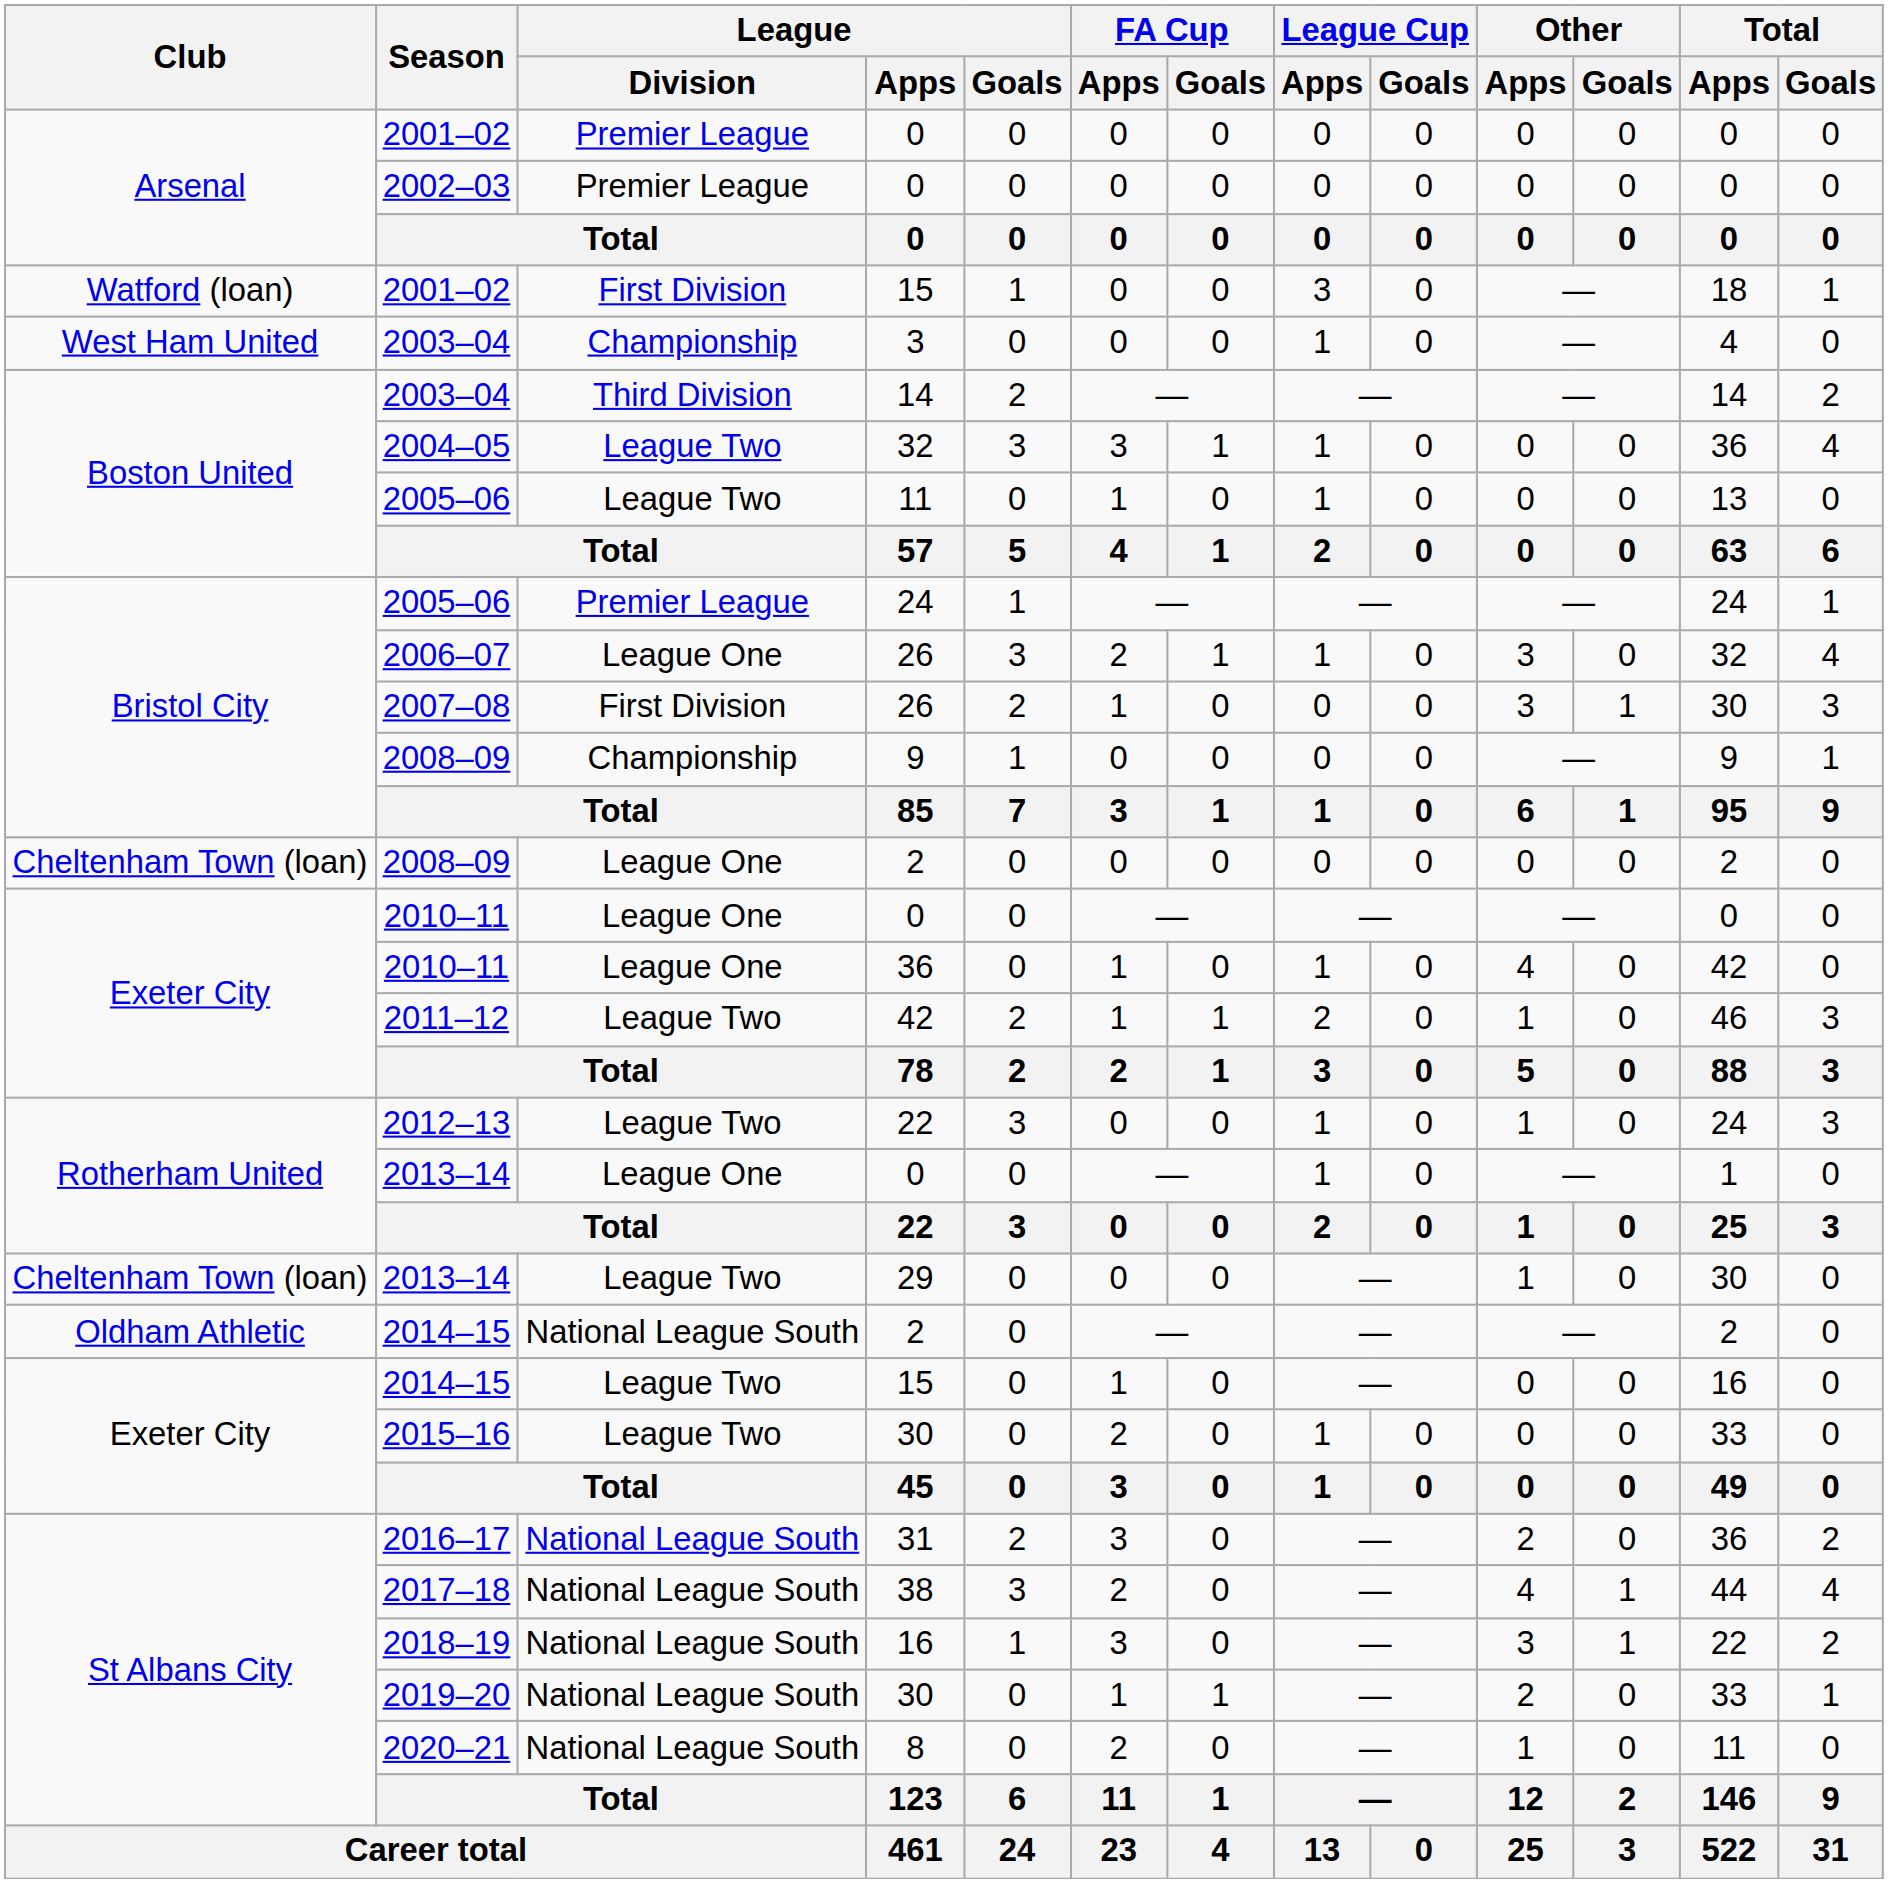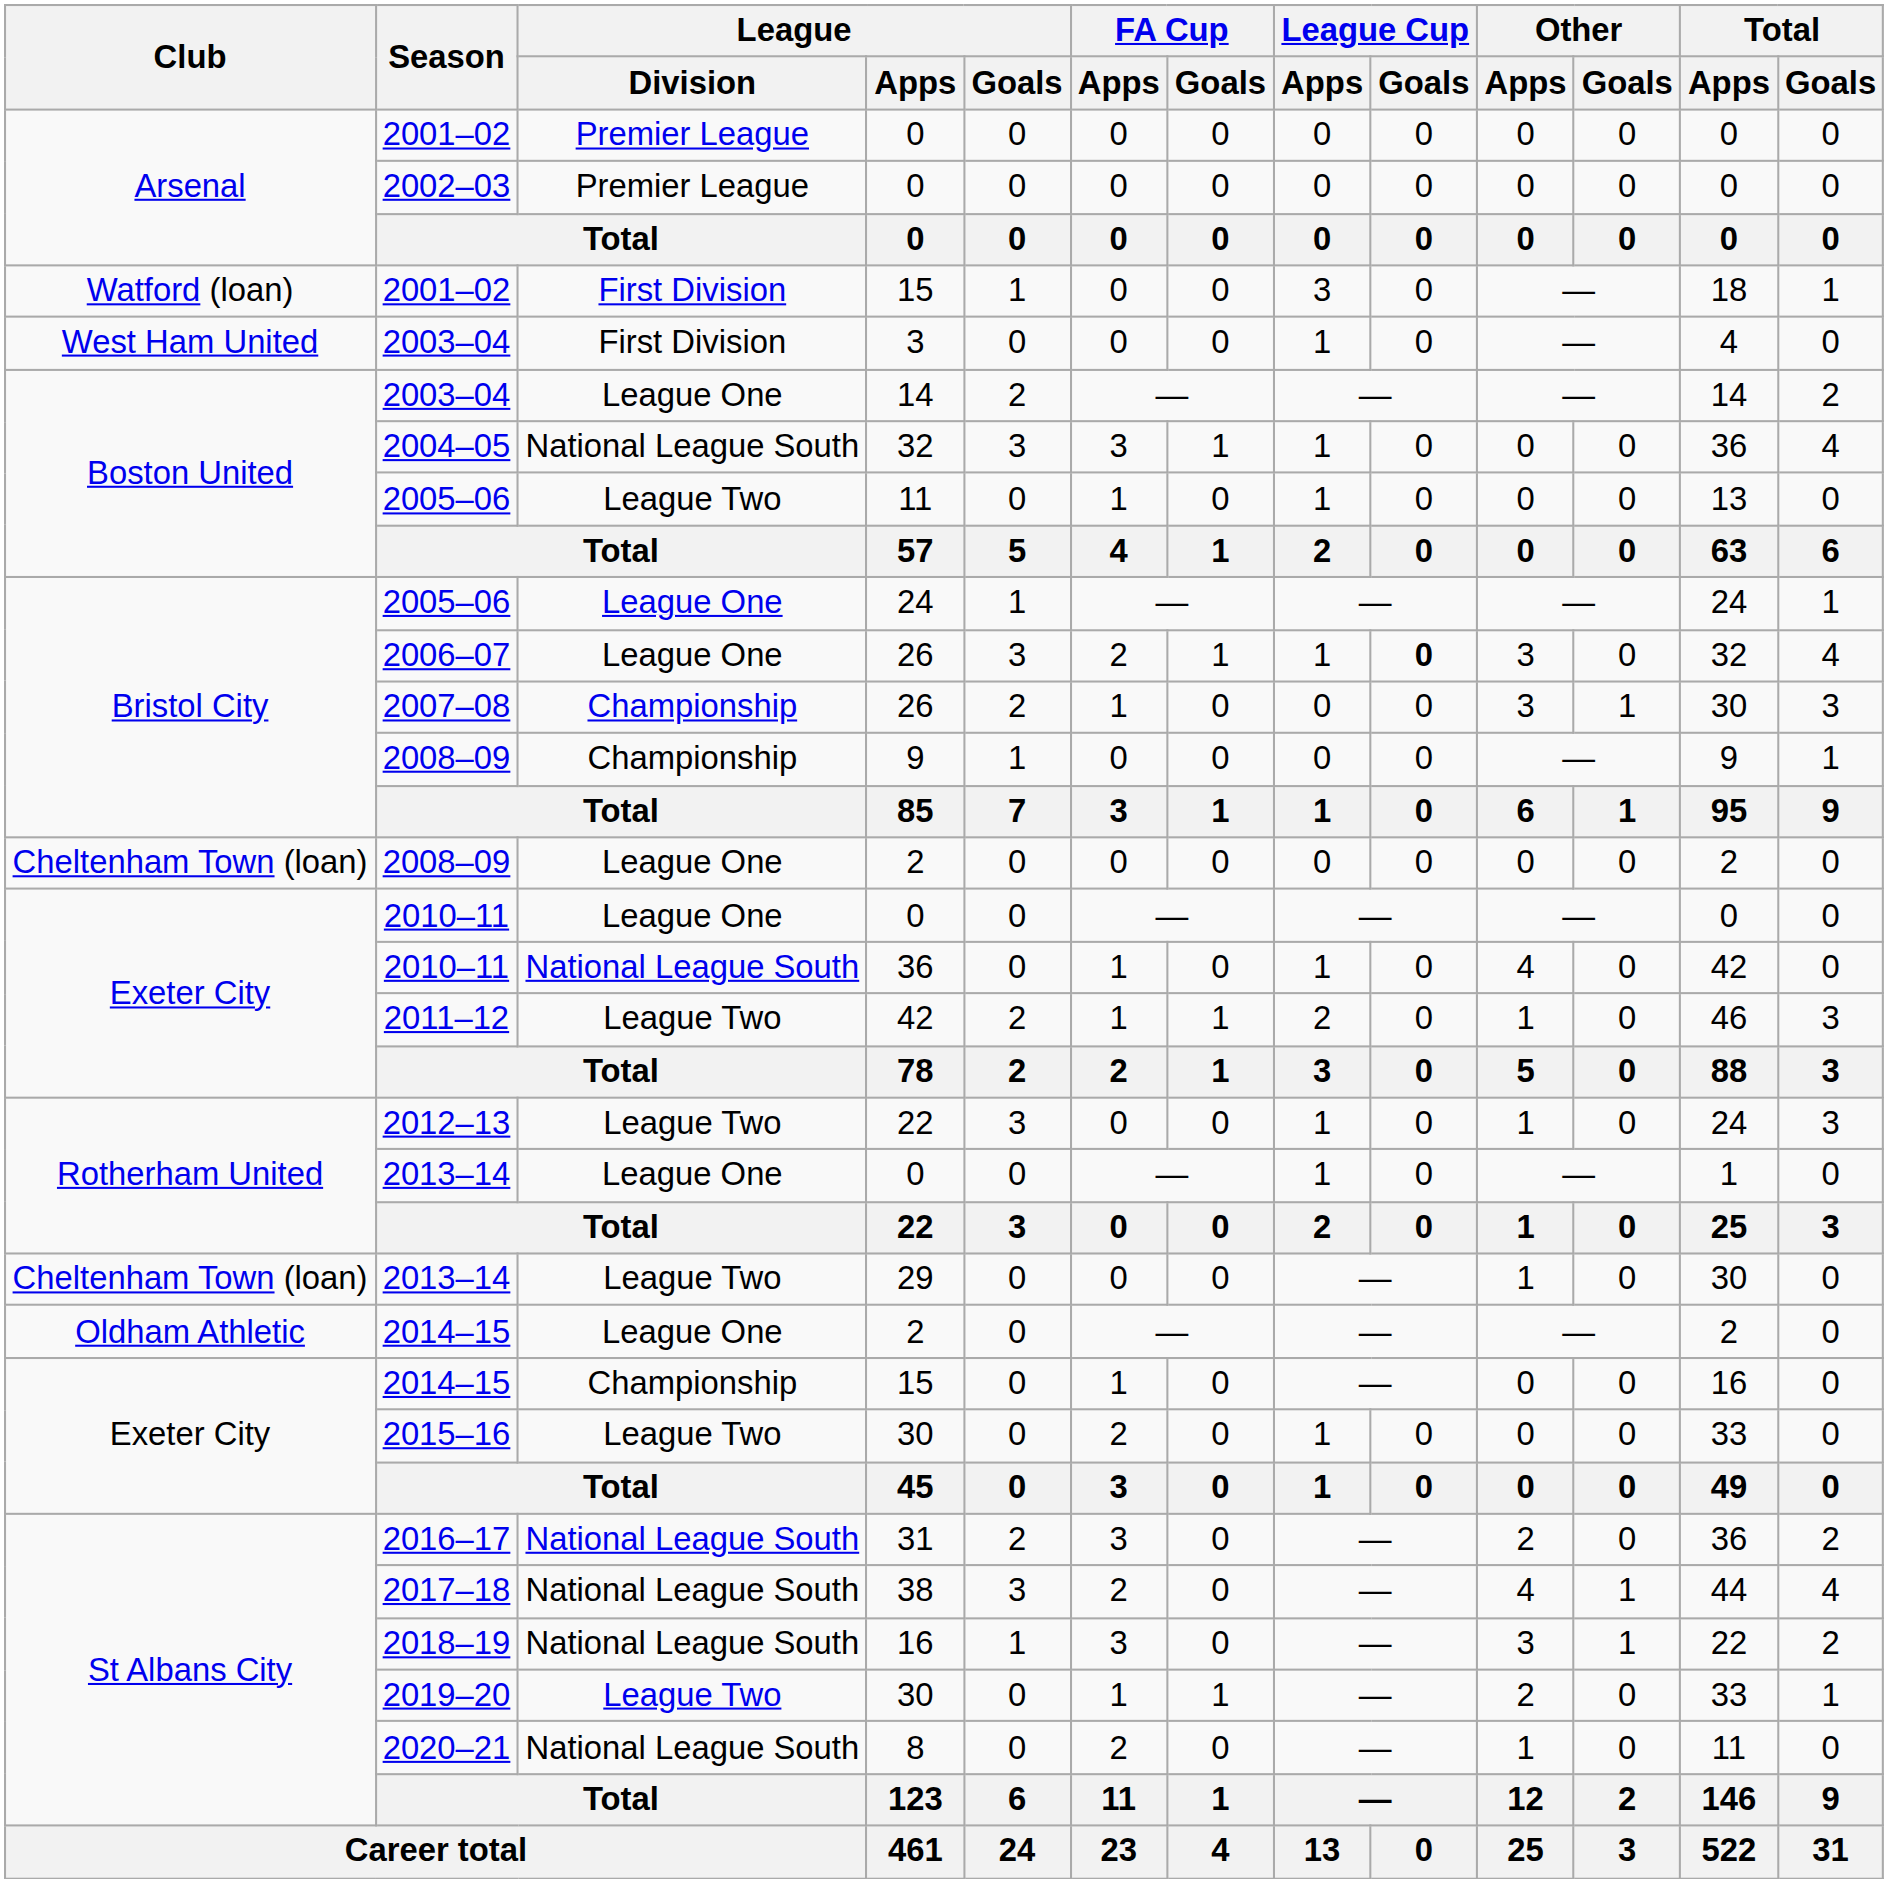(692, 342) Championship -> (692, 342) First Division
(692, 394) Third Division -> (692, 394) League One
(692, 446) League Two -> (692, 446) National League South
(692, 602) Premier League -> (692, 602) League One
(1424, 654) normal -> (1424, 654) bold
(692, 706) First Division -> (692, 706) Championship
(692, 966) League One -> (692, 966) National League South
(692, 1330) National League South -> (692, 1330) League One
(692, 1382) League Two -> (692, 1382) Championship
(692, 1695) National League South -> (692, 1695) League Two
